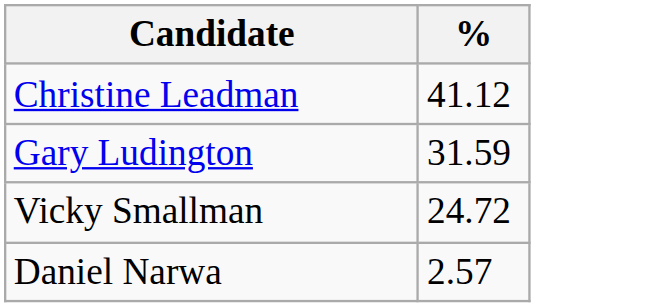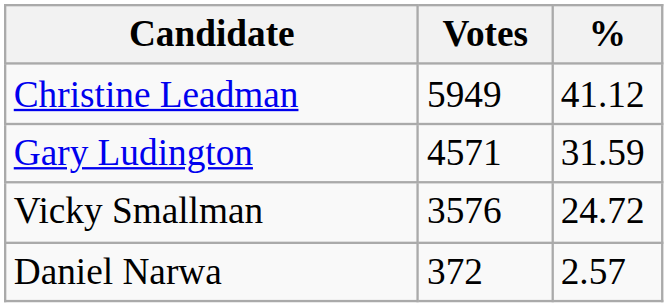+ column: (485, 34)
